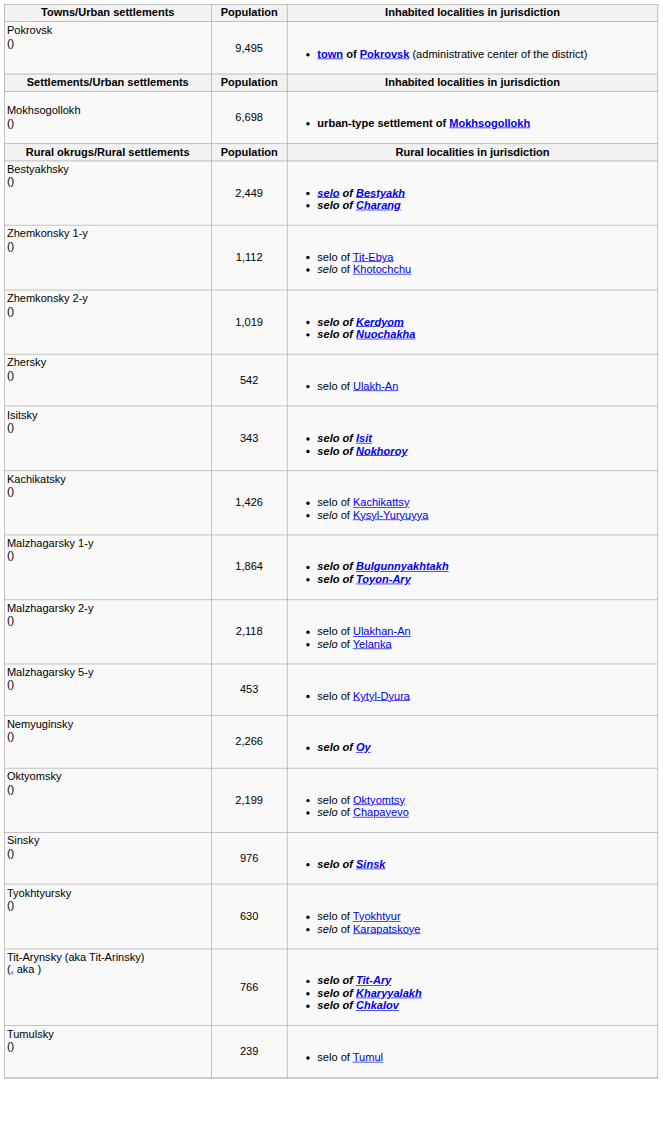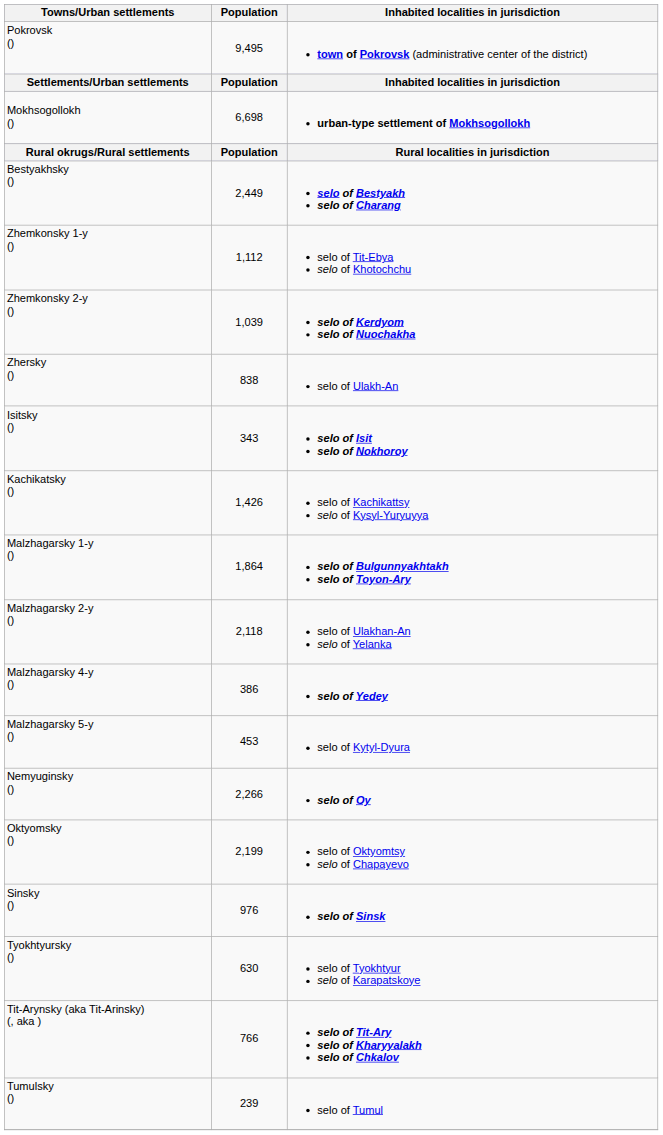(249, 322) 1,019 -> (249, 322) 1,039
(249, 380) 542 -> (249, 380) 838
+ row: (50, 679)
